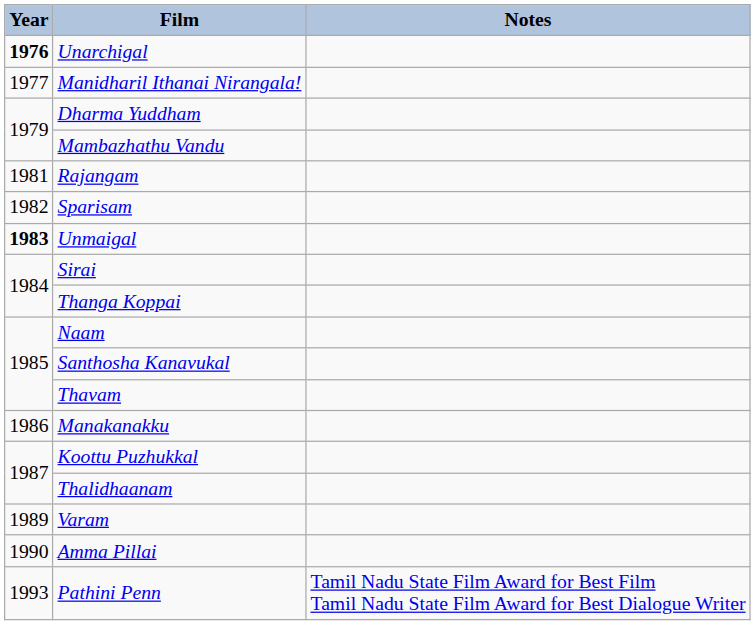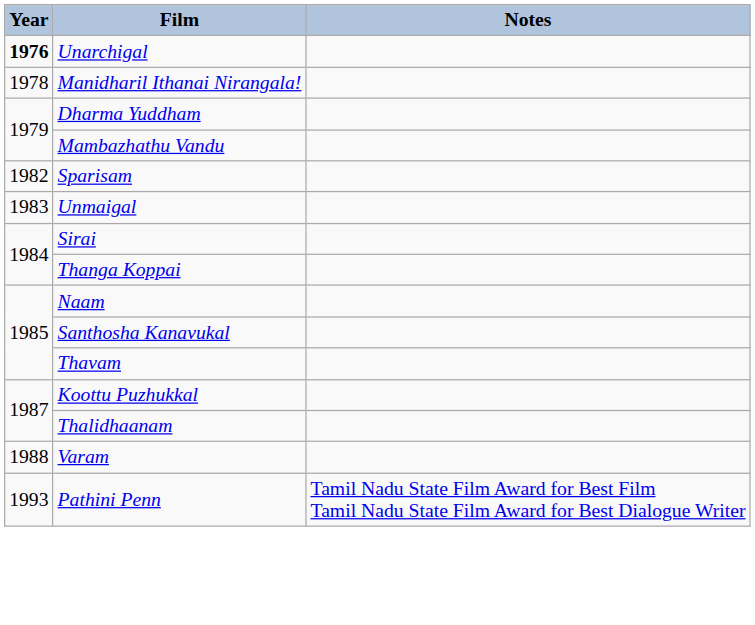(29, 82) 1977 -> (29, 82) 1978
- row: (98, 176)
(29, 238) bold -> (29, 207) normal
- row: (113, 425)
(29, 519) 1989 -> (29, 457) 1988
- row: (107, 550)
